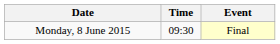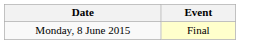- column: (181, 13)
